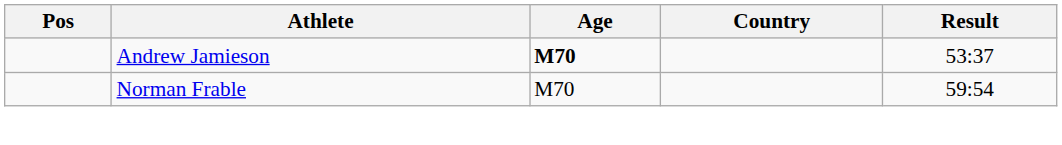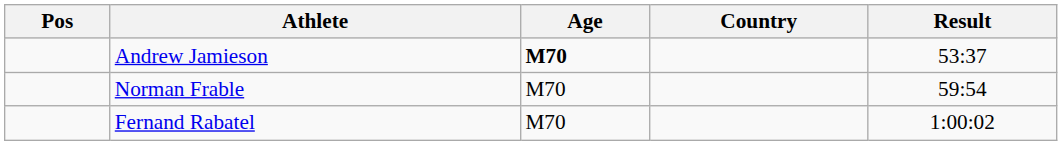+ row: (185, 122)
